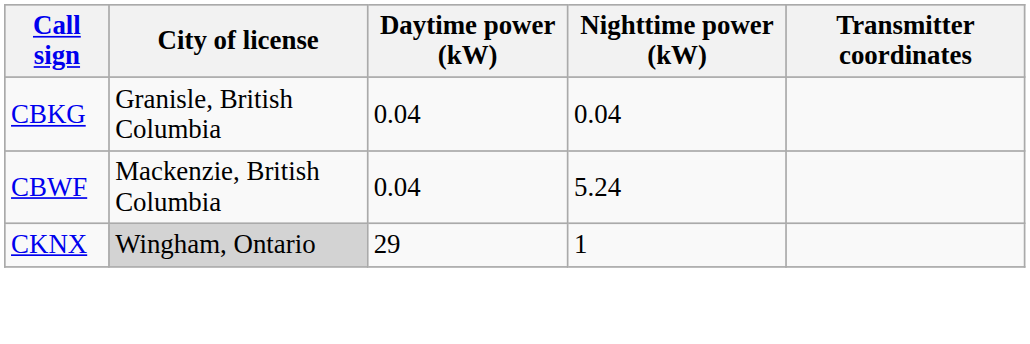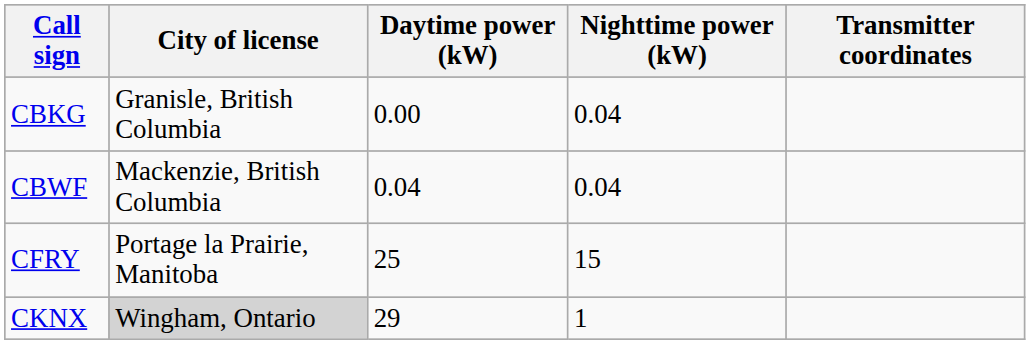(397, 113) 0.04 -> (397, 113) 0.00
(598, 186) 5.24 -> (598, 186) 0.04
+ row: (45, 259)
